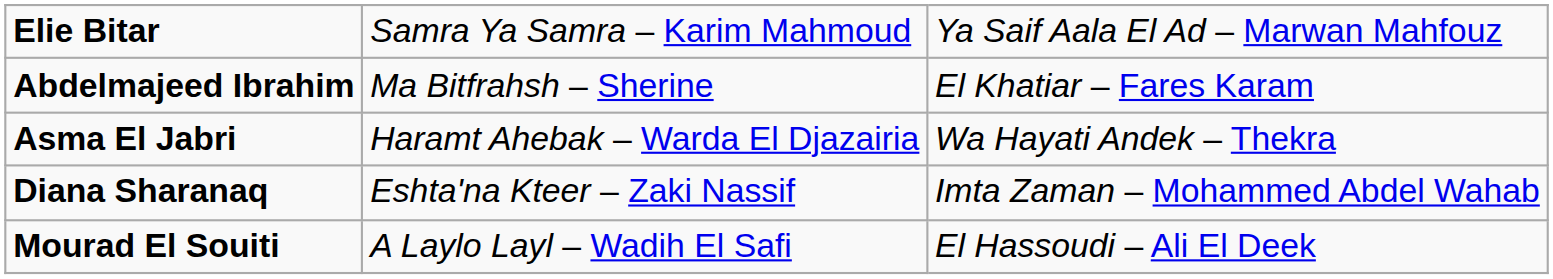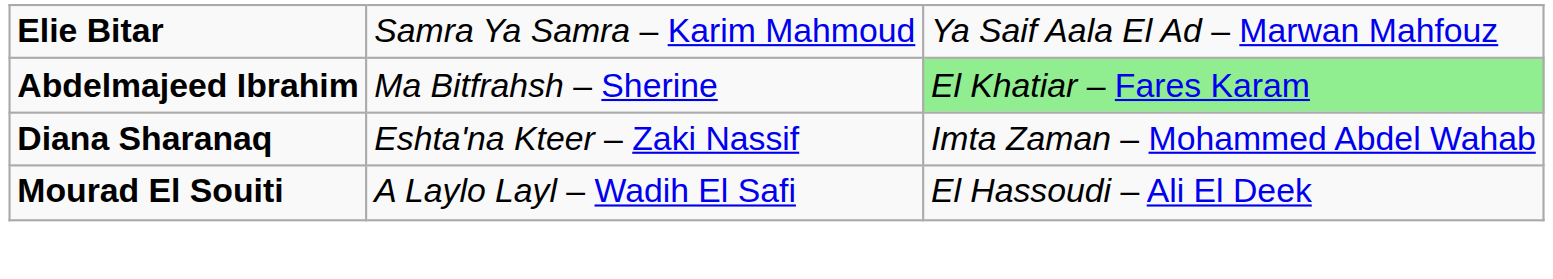(1124, 84) no background -> (1120, 84) lightgreen background
- row: (125, 138)
